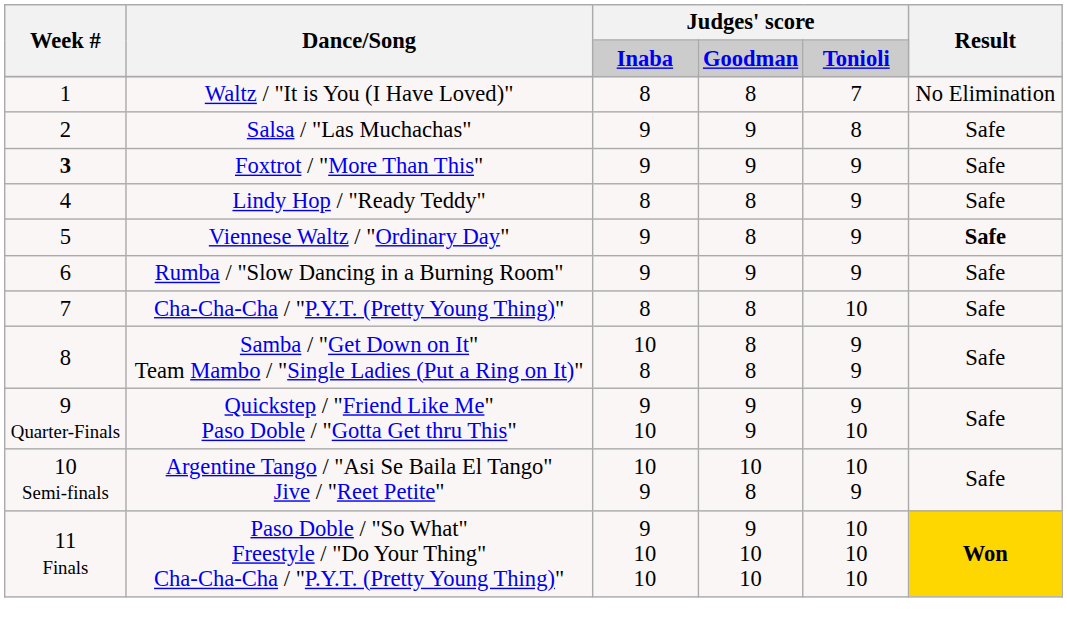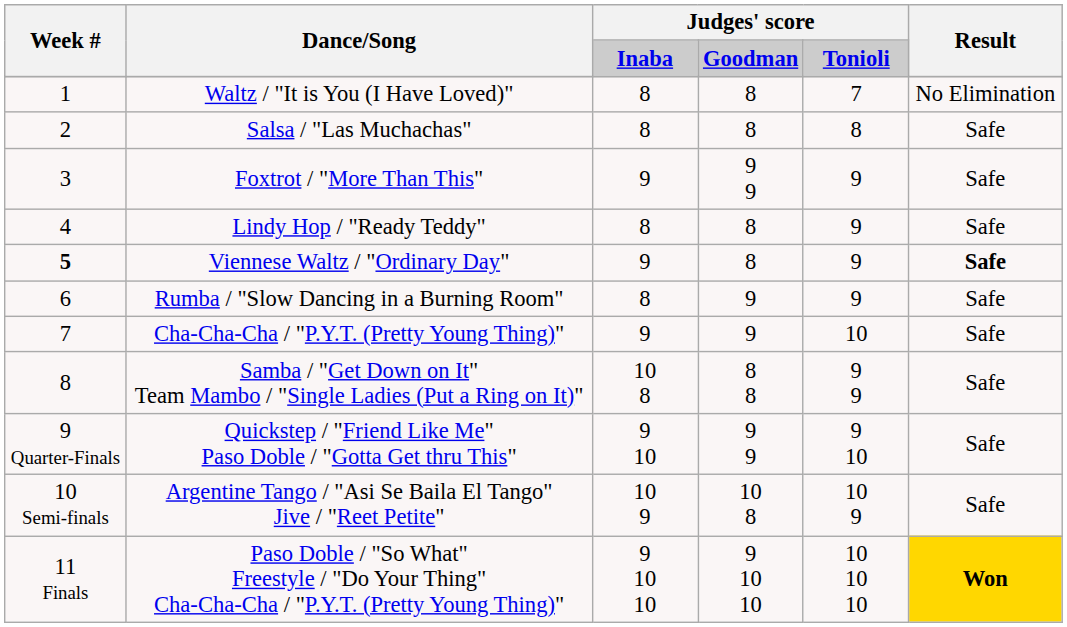(645, 129) 9 -> (645, 129) 8
(751, 129) 9 -> (751, 129) 8
(65, 165) bold -> (65, 178) normal
(751, 165) 9 -> (751, 178) 9 9
(65, 237) normal -> (65, 262) bold
(645, 272) 9 -> (645, 298) 8
(645, 308) 8 -> (645, 333) 9
(751, 308) 8 -> (751, 333) 9
